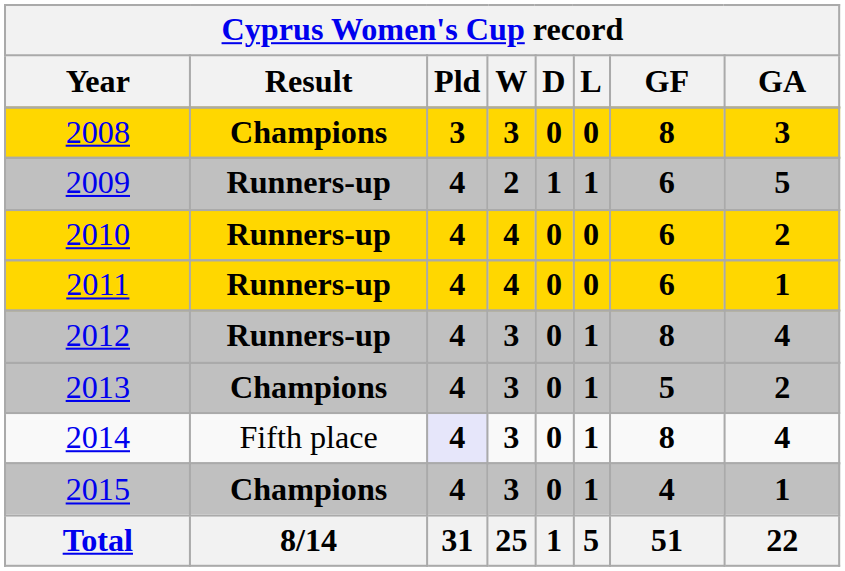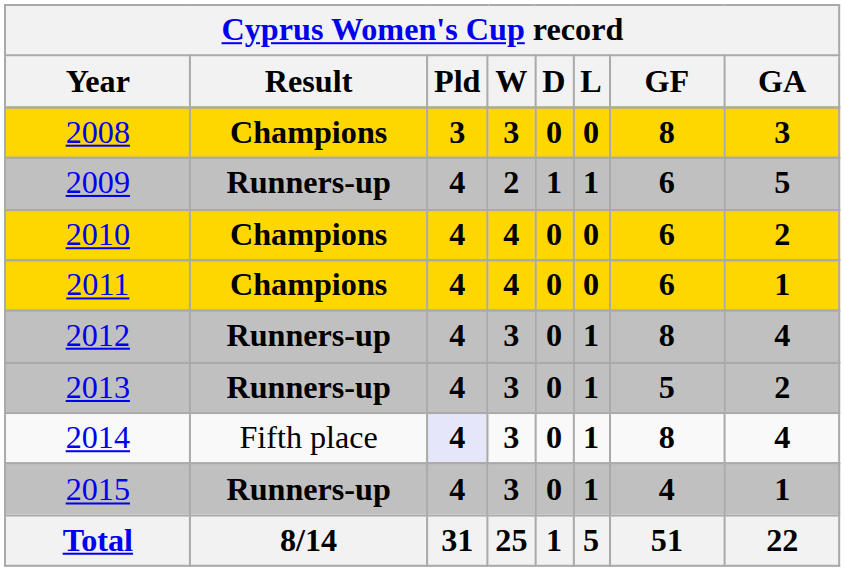(309, 234) Runners-up -> (309, 234) Champions
(309, 285) Runners-up -> (309, 285) Champions
(309, 387) Champions -> (309, 387) Runners-up
(309, 489) Champions -> (309, 489) Runners-up
